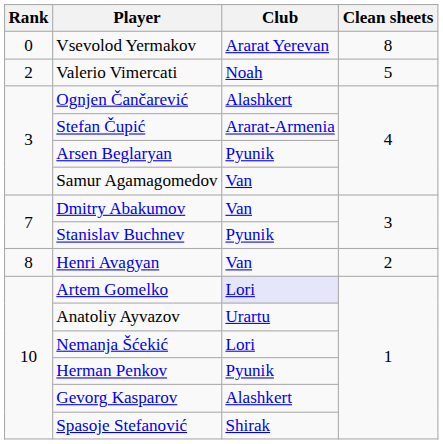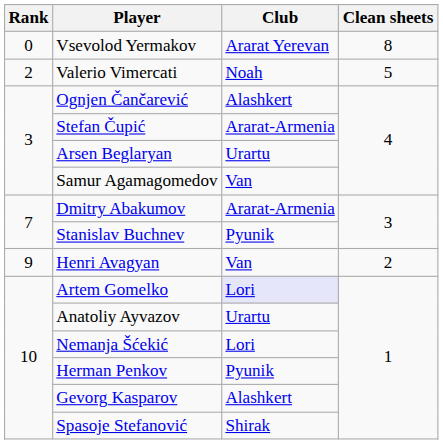(250, 153) Pyunik -> (248, 153) Urartu
(239, 208) Van -> (280, 208) Ararat-Armenia
(28, 262) 8 -> (28, 262) 9
